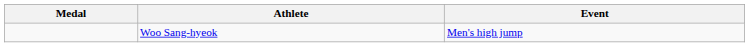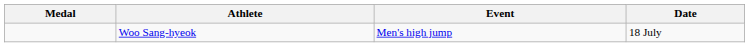+ column: (686, 14)
